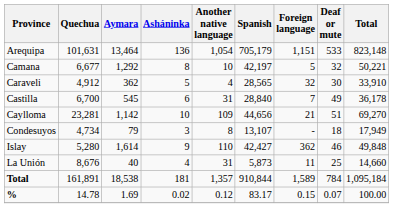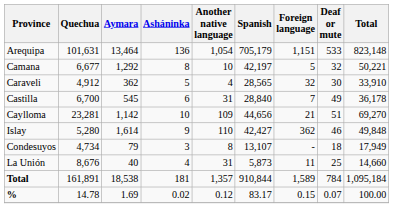rows swapped: (31, 131) <-> (16, 147)
